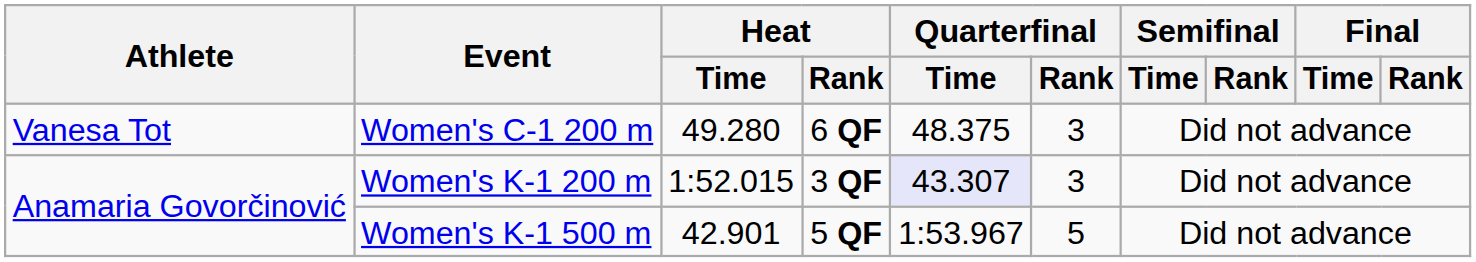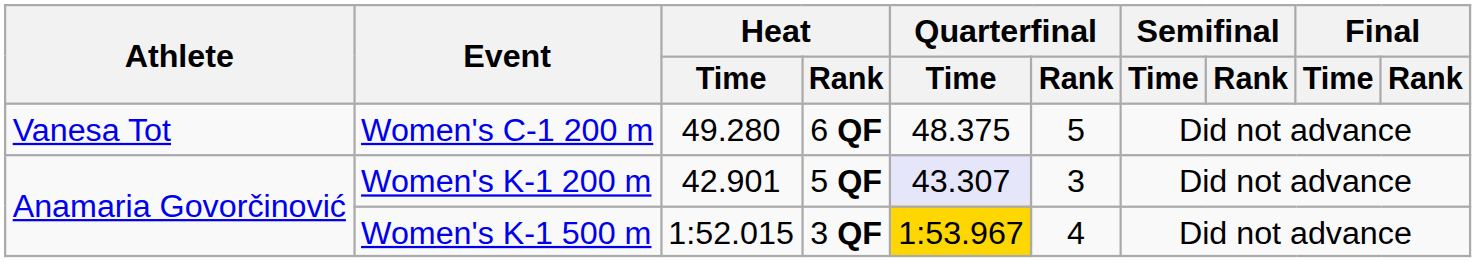(1076, 130) 3 -> (1076, 130) 5
(731, 181) 1:52.015 -> (731, 181) 42.901
(846, 181) 3 QF -> (846, 181) 5 QF
(731, 232) 42.901 -> (731, 232) 1:52.015
(846, 232) 5 QF -> (846, 232) 3 QF
(961, 232) no background -> (961, 232) gold background
(1076, 232) 5 -> (1076, 232) 4
